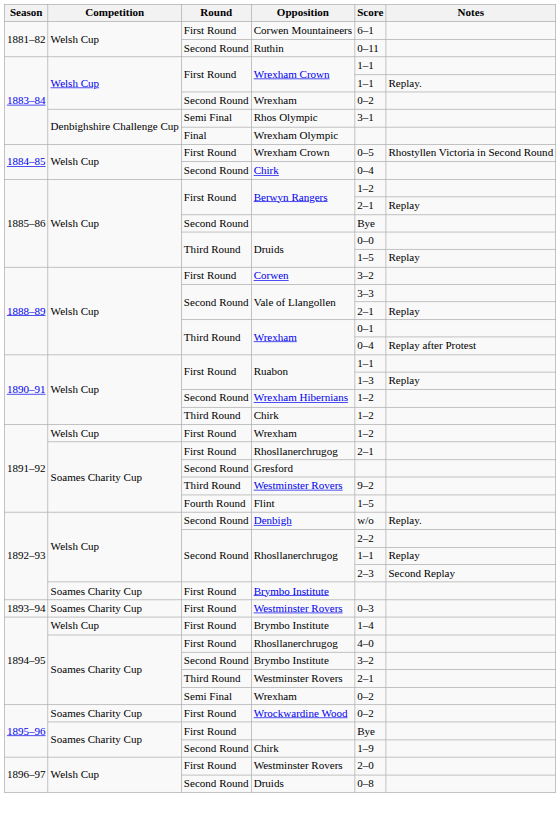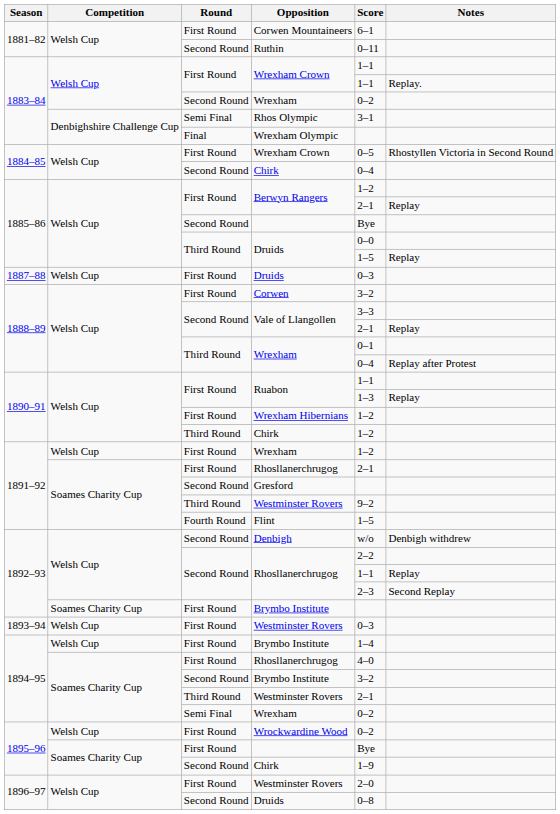+ row: (26, 275)
(216, 398) Second Round -> (210, 415) First Round
(405, 521) Replay. -> (430, 538) Denbigh withdrew
(96, 608) Soames Charity Cup -> (75, 626) Welsh Cup
(96, 713) Soames Charity Cup -> (75, 731) Welsh Cup
